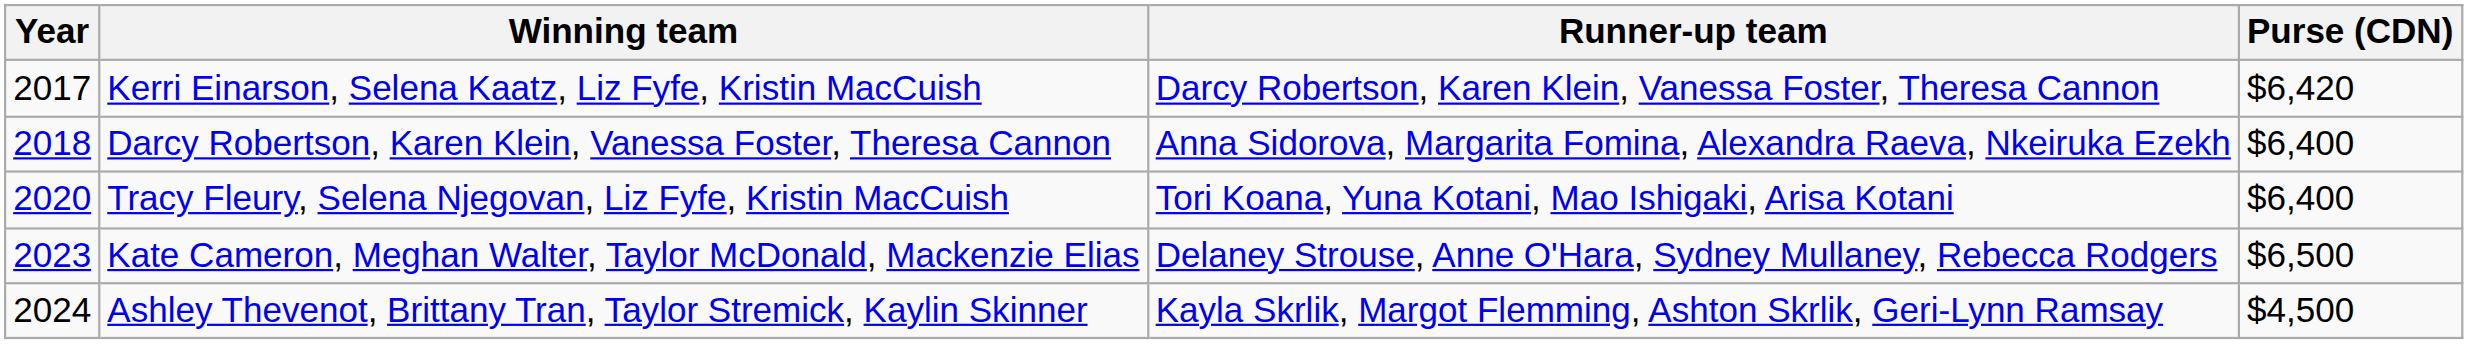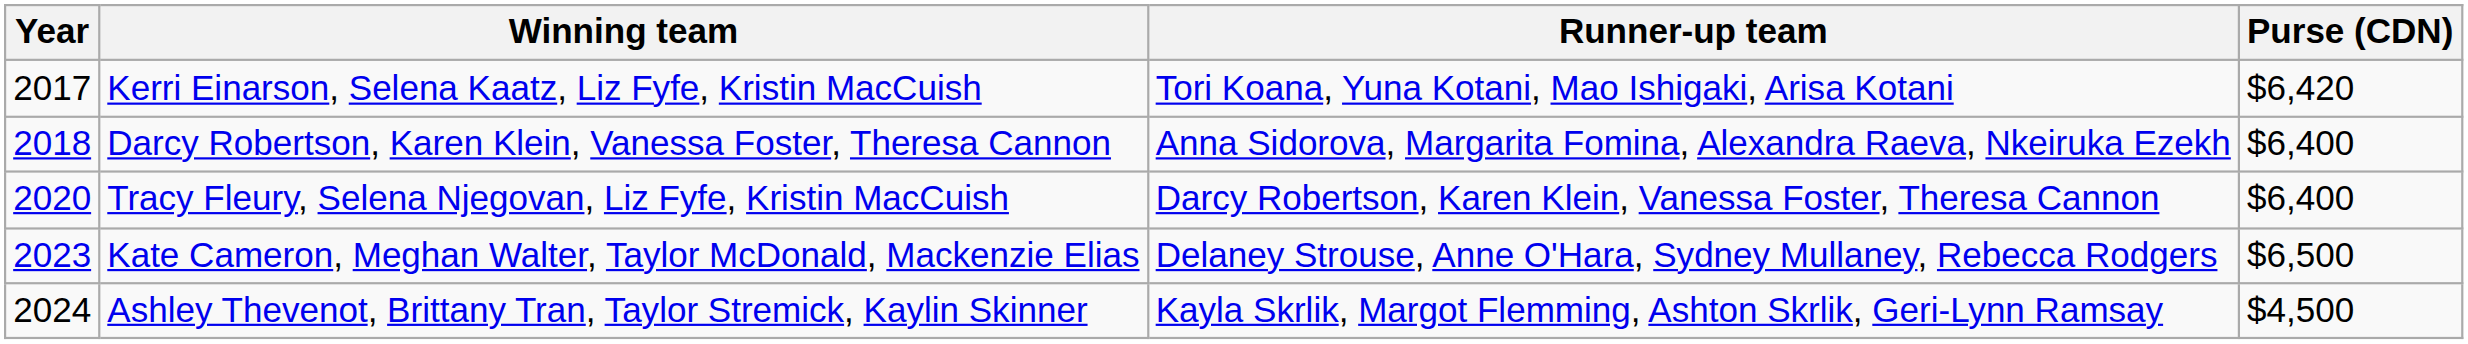(1658, 87) Darcy Robertson, Karen Klein, Vanessa Foster, Theresa Cannon -> (1555, 87) Tori Koana, Yuna Kotani, Mao Ishigaki, Arisa Kotani
(1555, 198) Tori Koana, Yuna Kotani, Mao Ishigaki, Arisa Kotani -> (1658, 198) Darcy Robertson, Karen Klein, Vanessa Foster, Theresa Cannon
